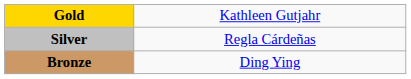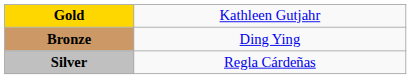rows swapped: (69, 39) <-> (69, 62)
